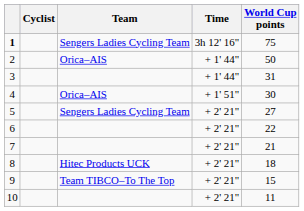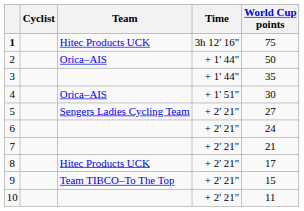(125, 42) Sengers Ladies Cycling Team -> (105, 42) Hitec Products UCK
(270, 77) 31 -> (270, 77) 35
(270, 128) 22 -> (270, 128) 24
(270, 163) 18 -> (270, 163) 17
